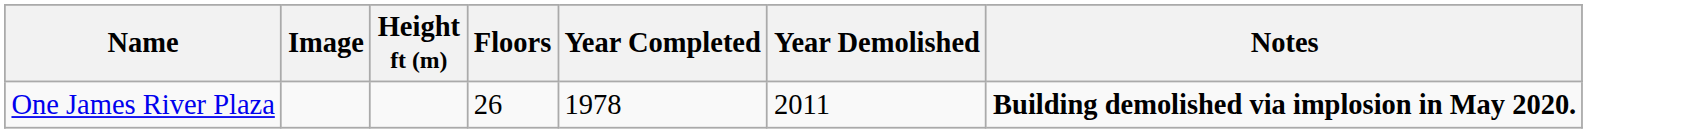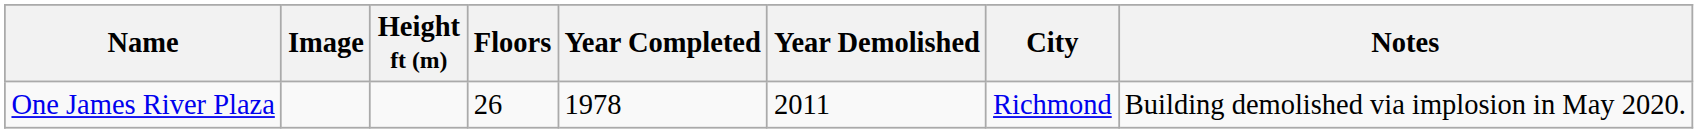+ column: (1052, 43)
(1285, 104) bold -> (1405, 104) normal
